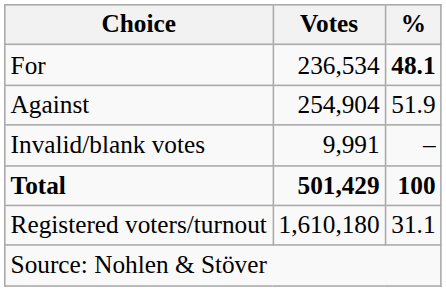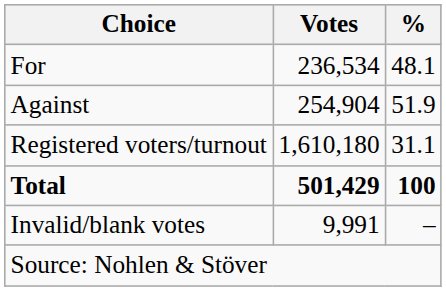(413, 64) bold -> (413, 64) normal
rows swapped: (108, 144) <-> (139, 225)
